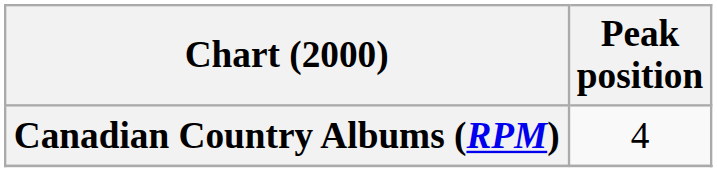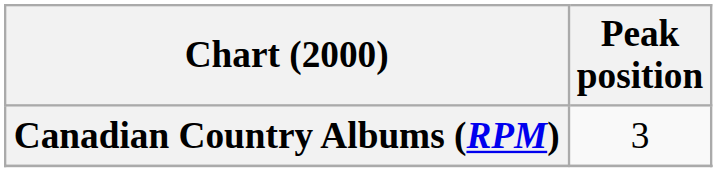(640, 135) 4 -> (640, 135) 3
